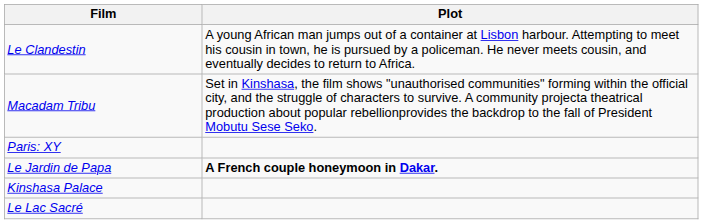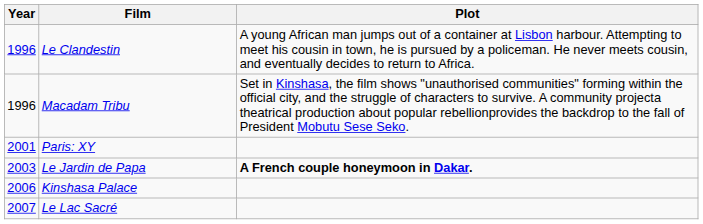+ column: (22, 14)
